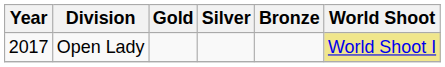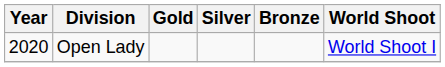(29, 47) 2017 -> (29, 47) 2020
(382, 47) khaki background -> (382, 47) no background
